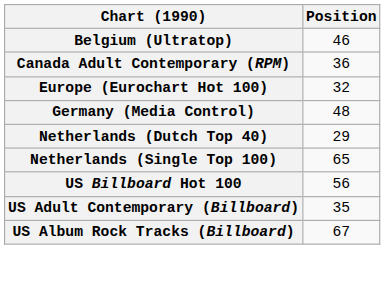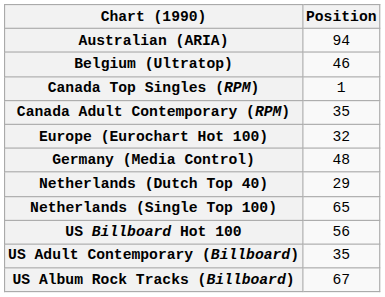+ row: (154, 40)
+ row: (154, 88)
(341, 64) 36 -> (341, 112) 35
